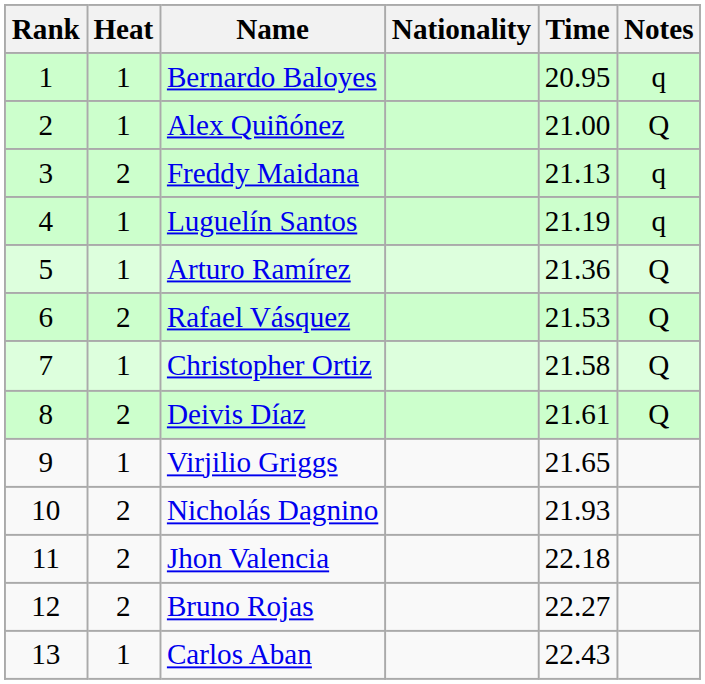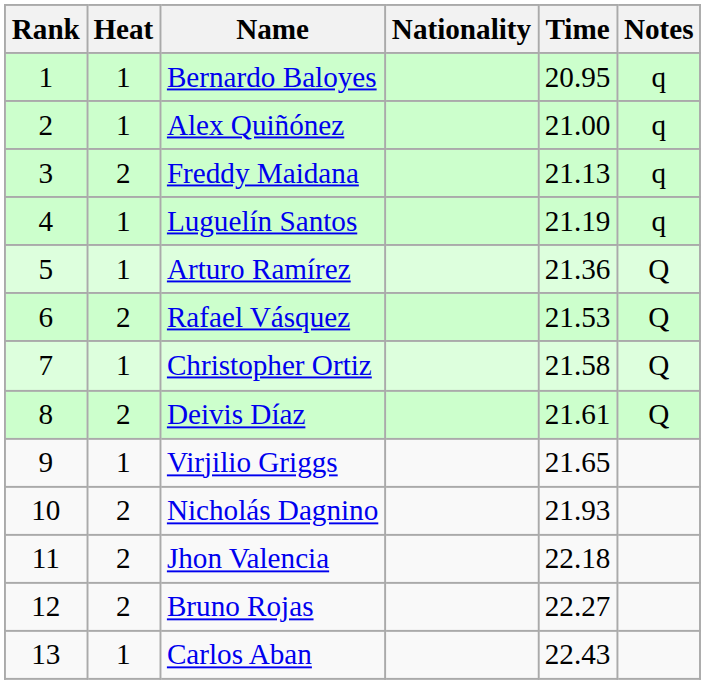(659, 124) Q -> (659, 124) q
